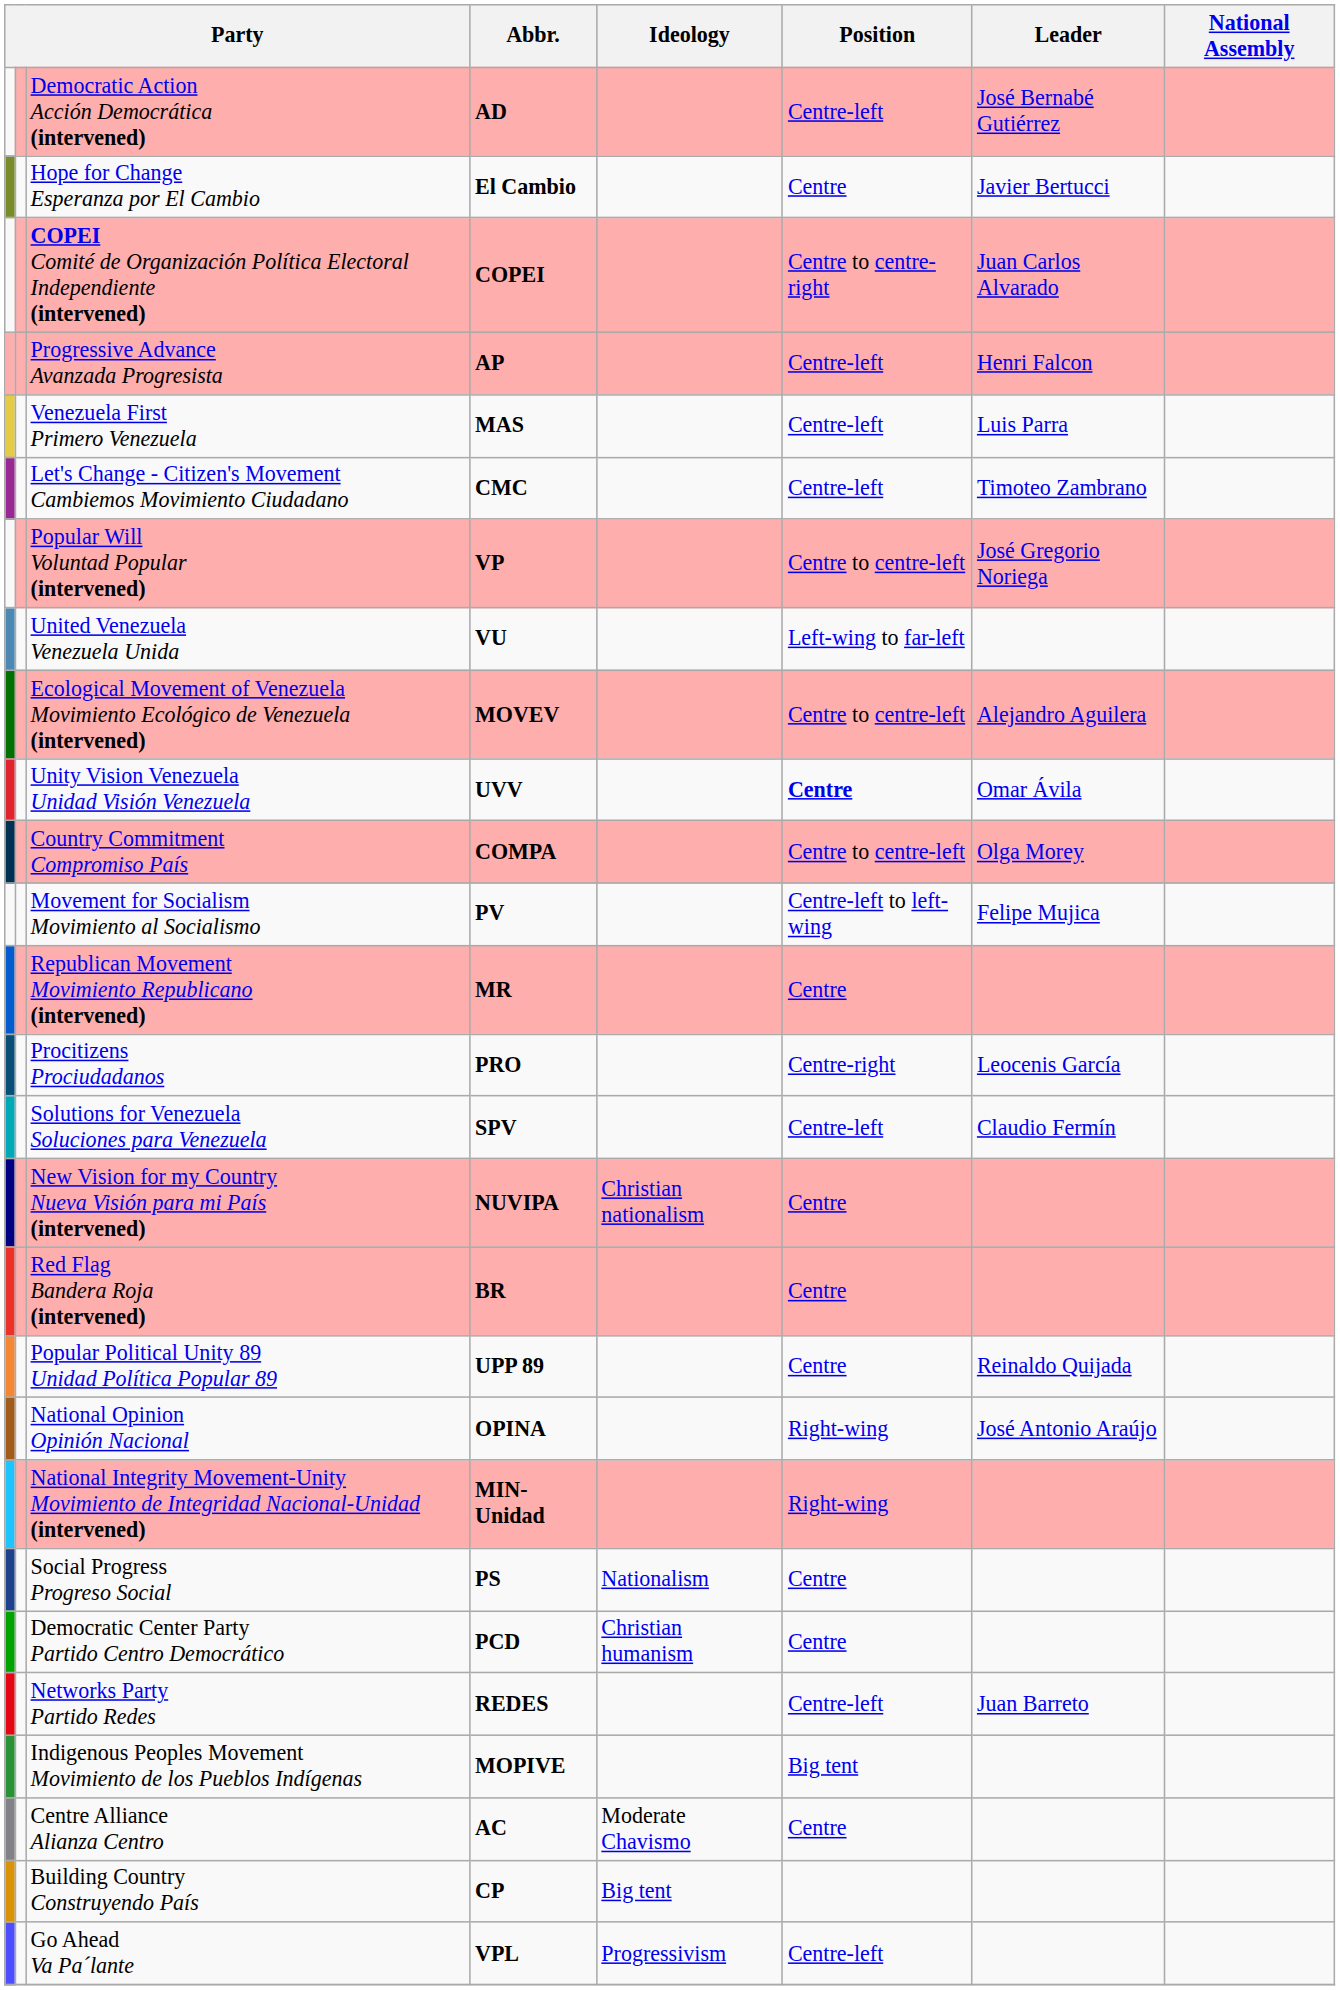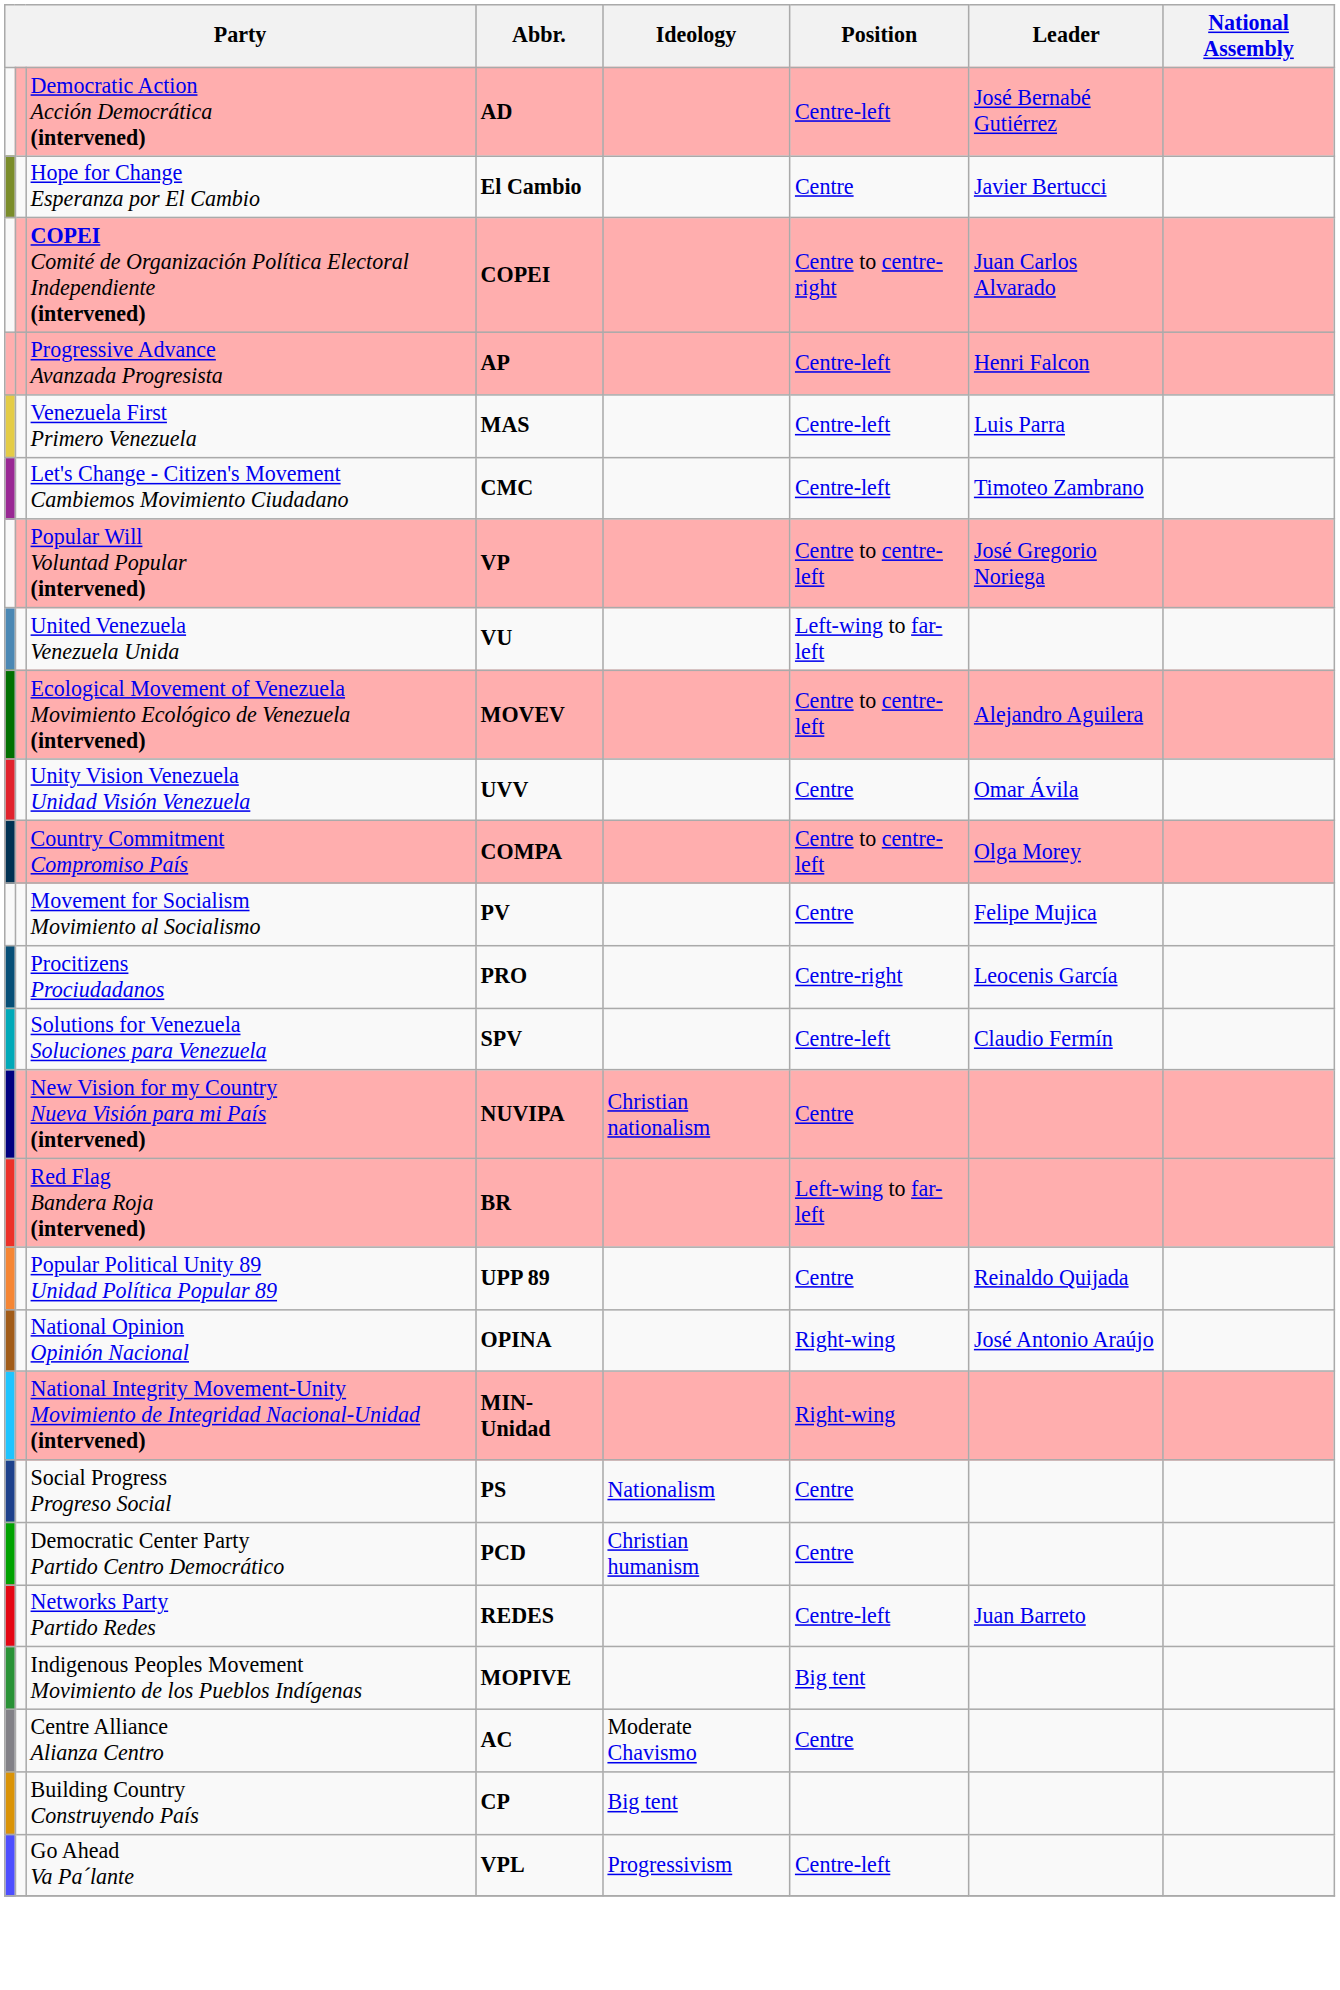(820, 789) bold -> (824, 789) normal
(868, 914) Centre-left to left-wing -> (824, 914) Centre
- row: (142, 989)
(817, 1291) Centre -> (869, 1202) Left-wing to far-left
